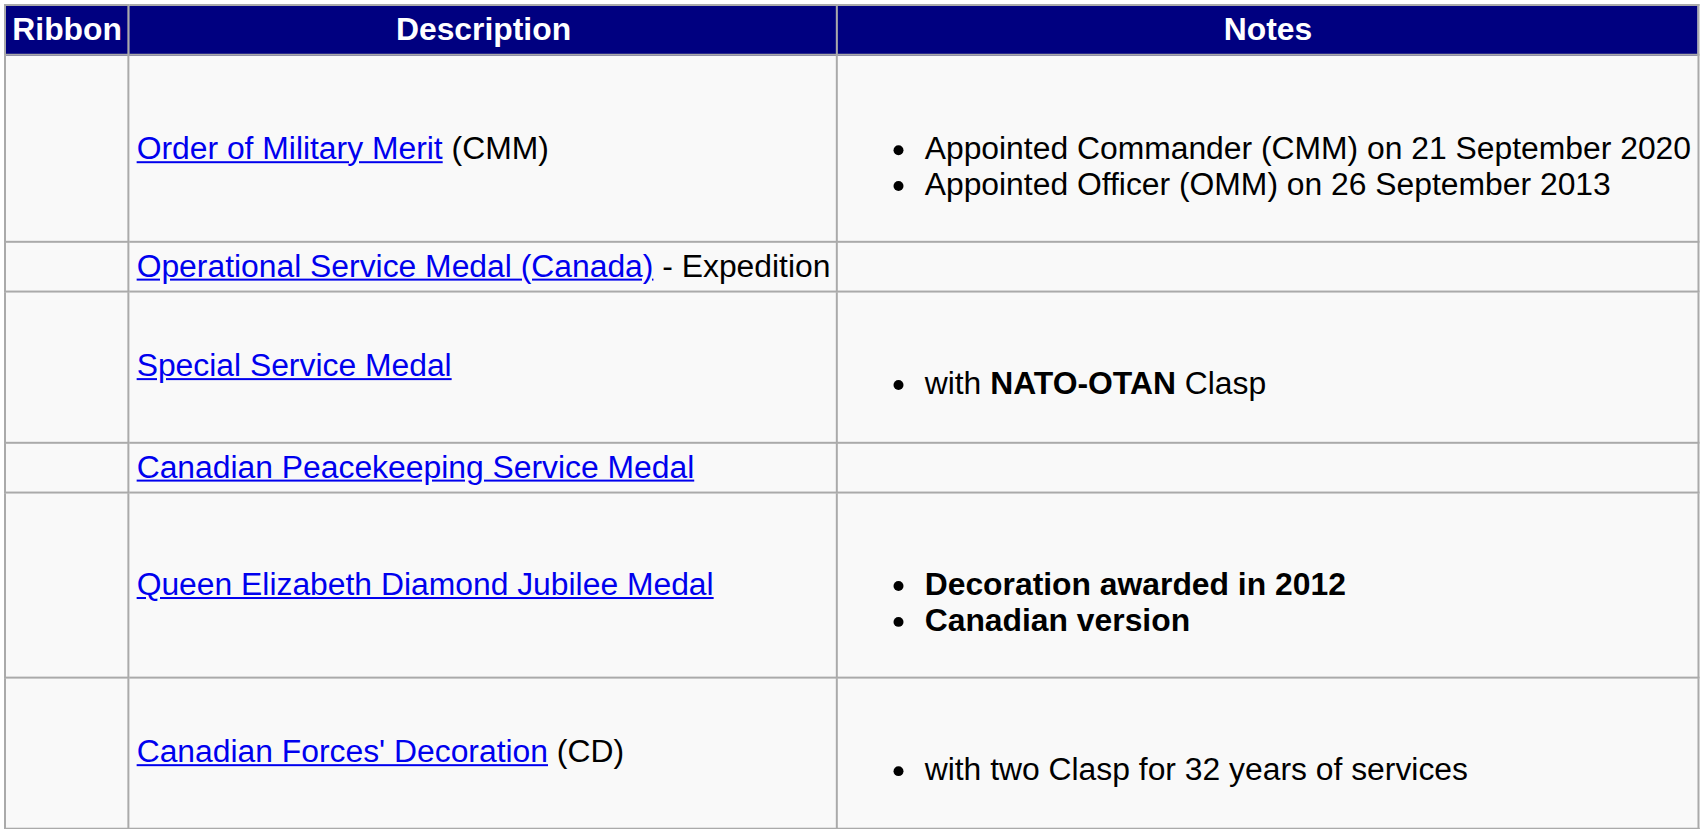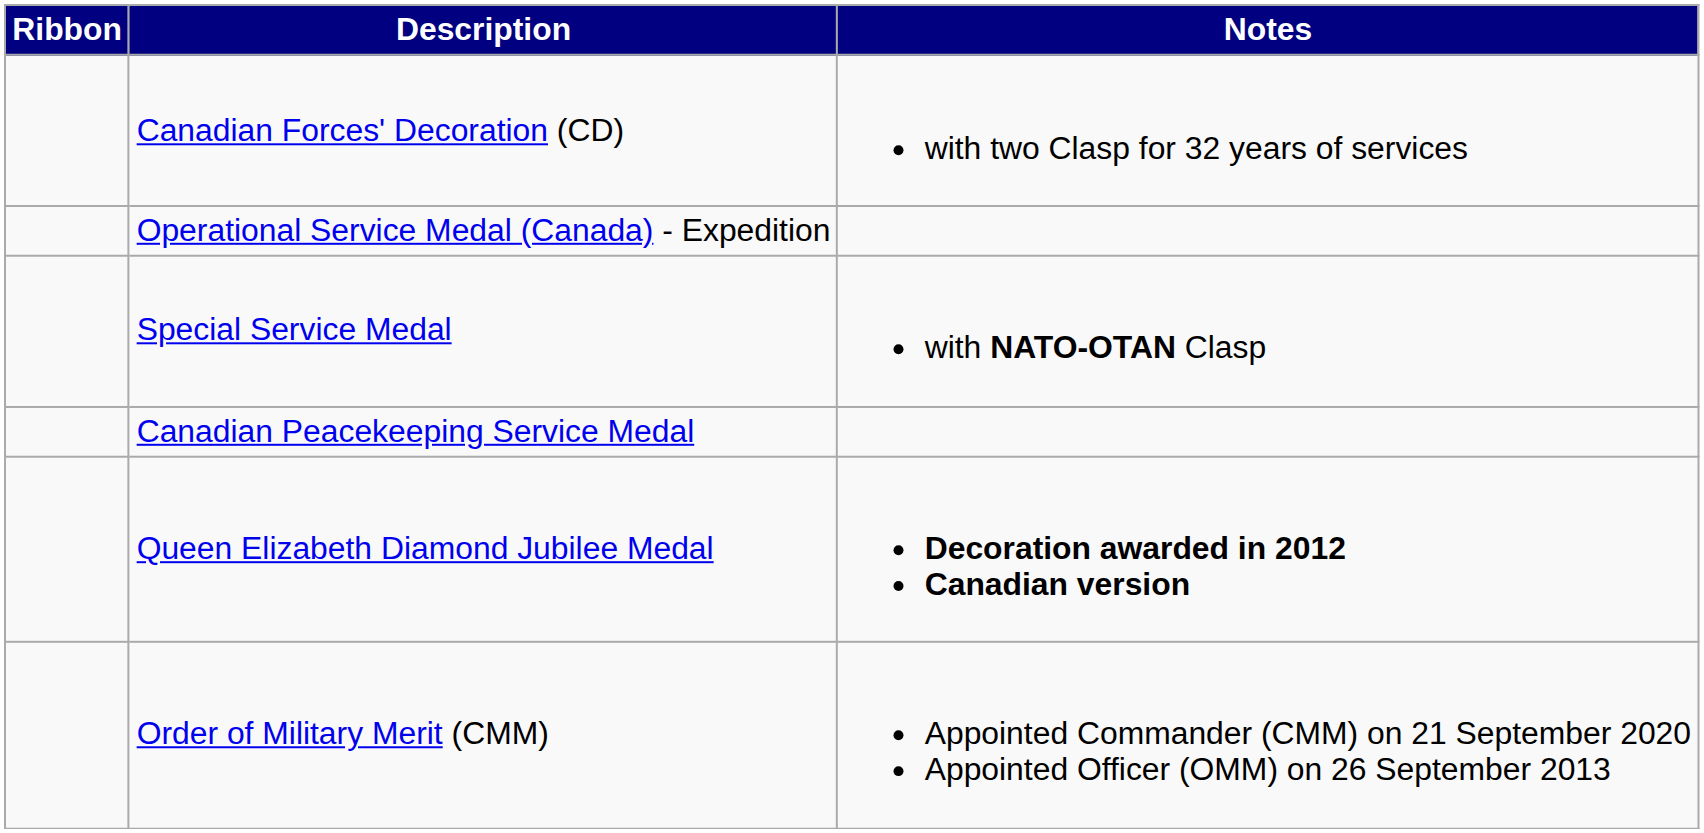rows swapped: (343, 147) <-> (380, 752)
